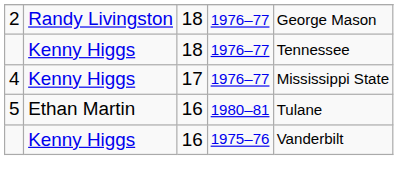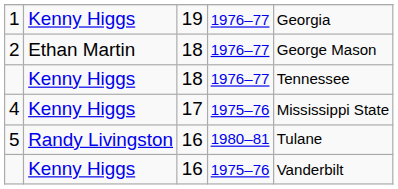+ row: (14, 19)
(101, 19) Randy Livingston -> (82, 49) Ethan Martin
(240, 79) 1976–77 -> (240, 109) 1975–76
(82, 109) Ethan Martin -> (101, 139) Randy Livingston
